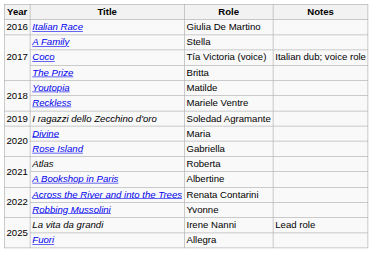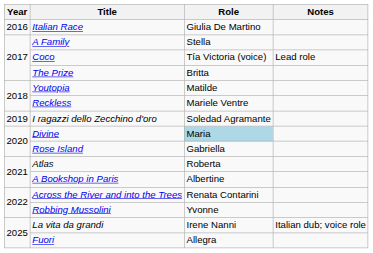(321, 57) Italian dub; voice role -> (295, 57) Lead role
(198, 133) no background -> (198, 133) lightblue background
(295, 225) Lead role -> (321, 225) Italian dub; voice role
